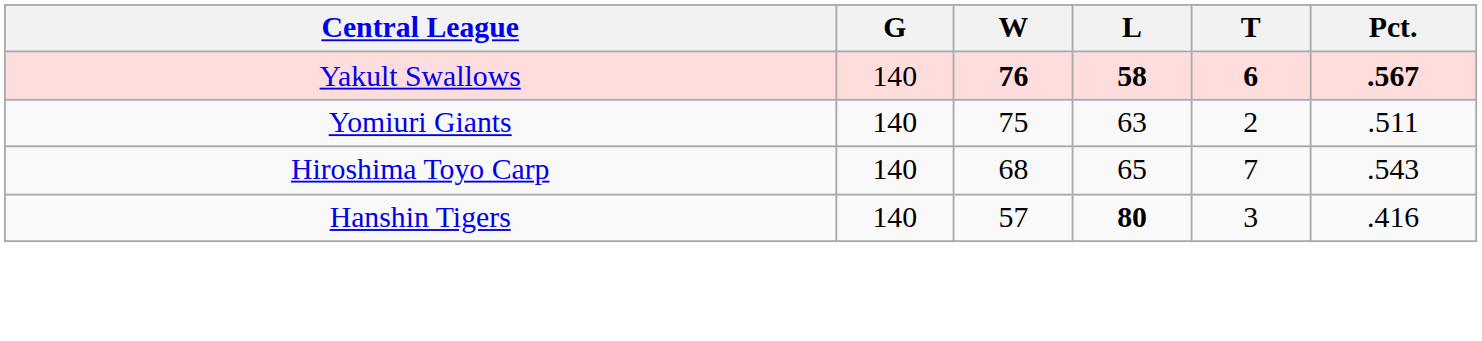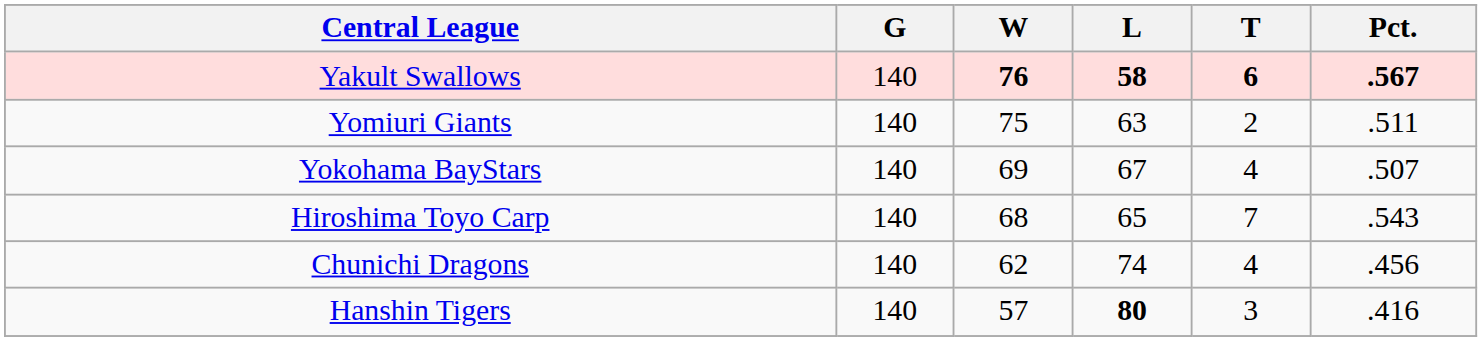+ row: (420, 169)
+ row: (420, 264)
